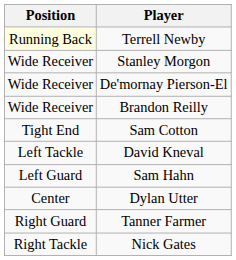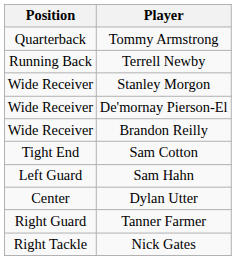+ row: (164, 38)
(50, 38) lightyellow background -> (50, 61) no background
- row: (164, 152)
